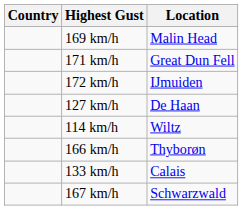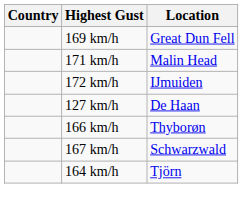(184, 37) Malin Head -> (192, 37) Great Dun Fell
(192, 60) Great Dun Fell -> (184, 60) Malin Head
- row: (92, 127)
- row: (92, 171)
+ row: (92, 171)
